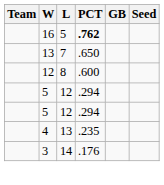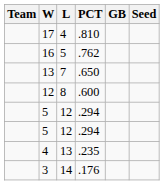+ row: (48, 33)
(89, 33) bold -> (89, 53) normal
